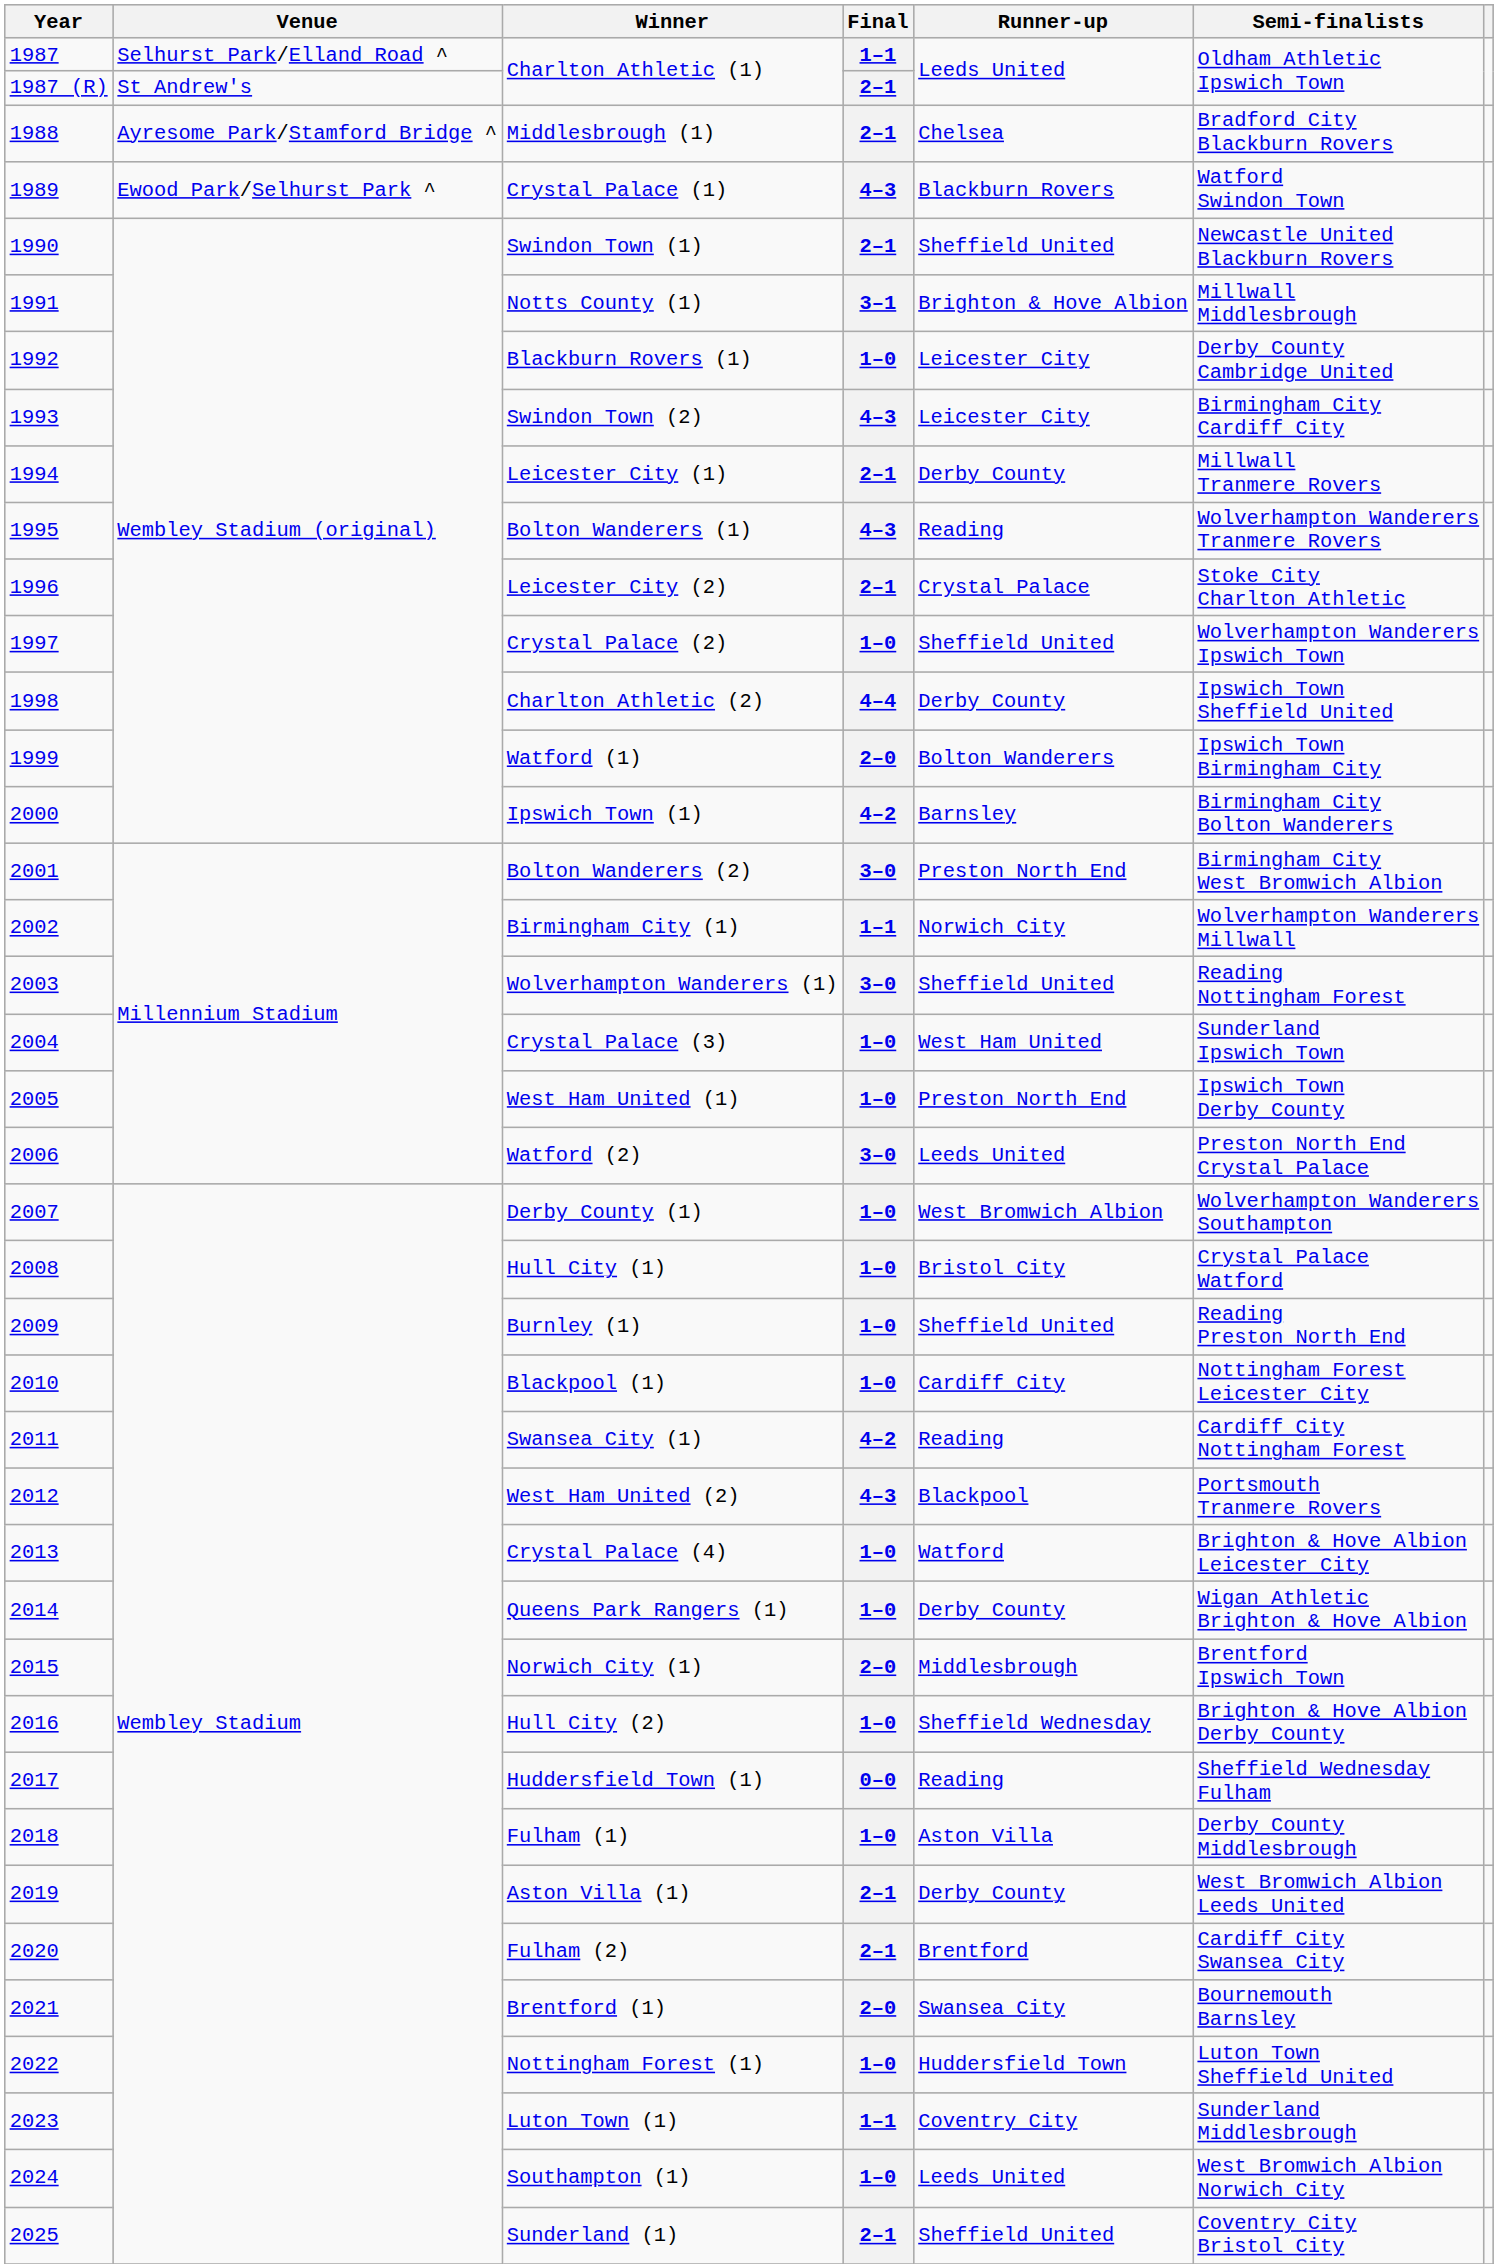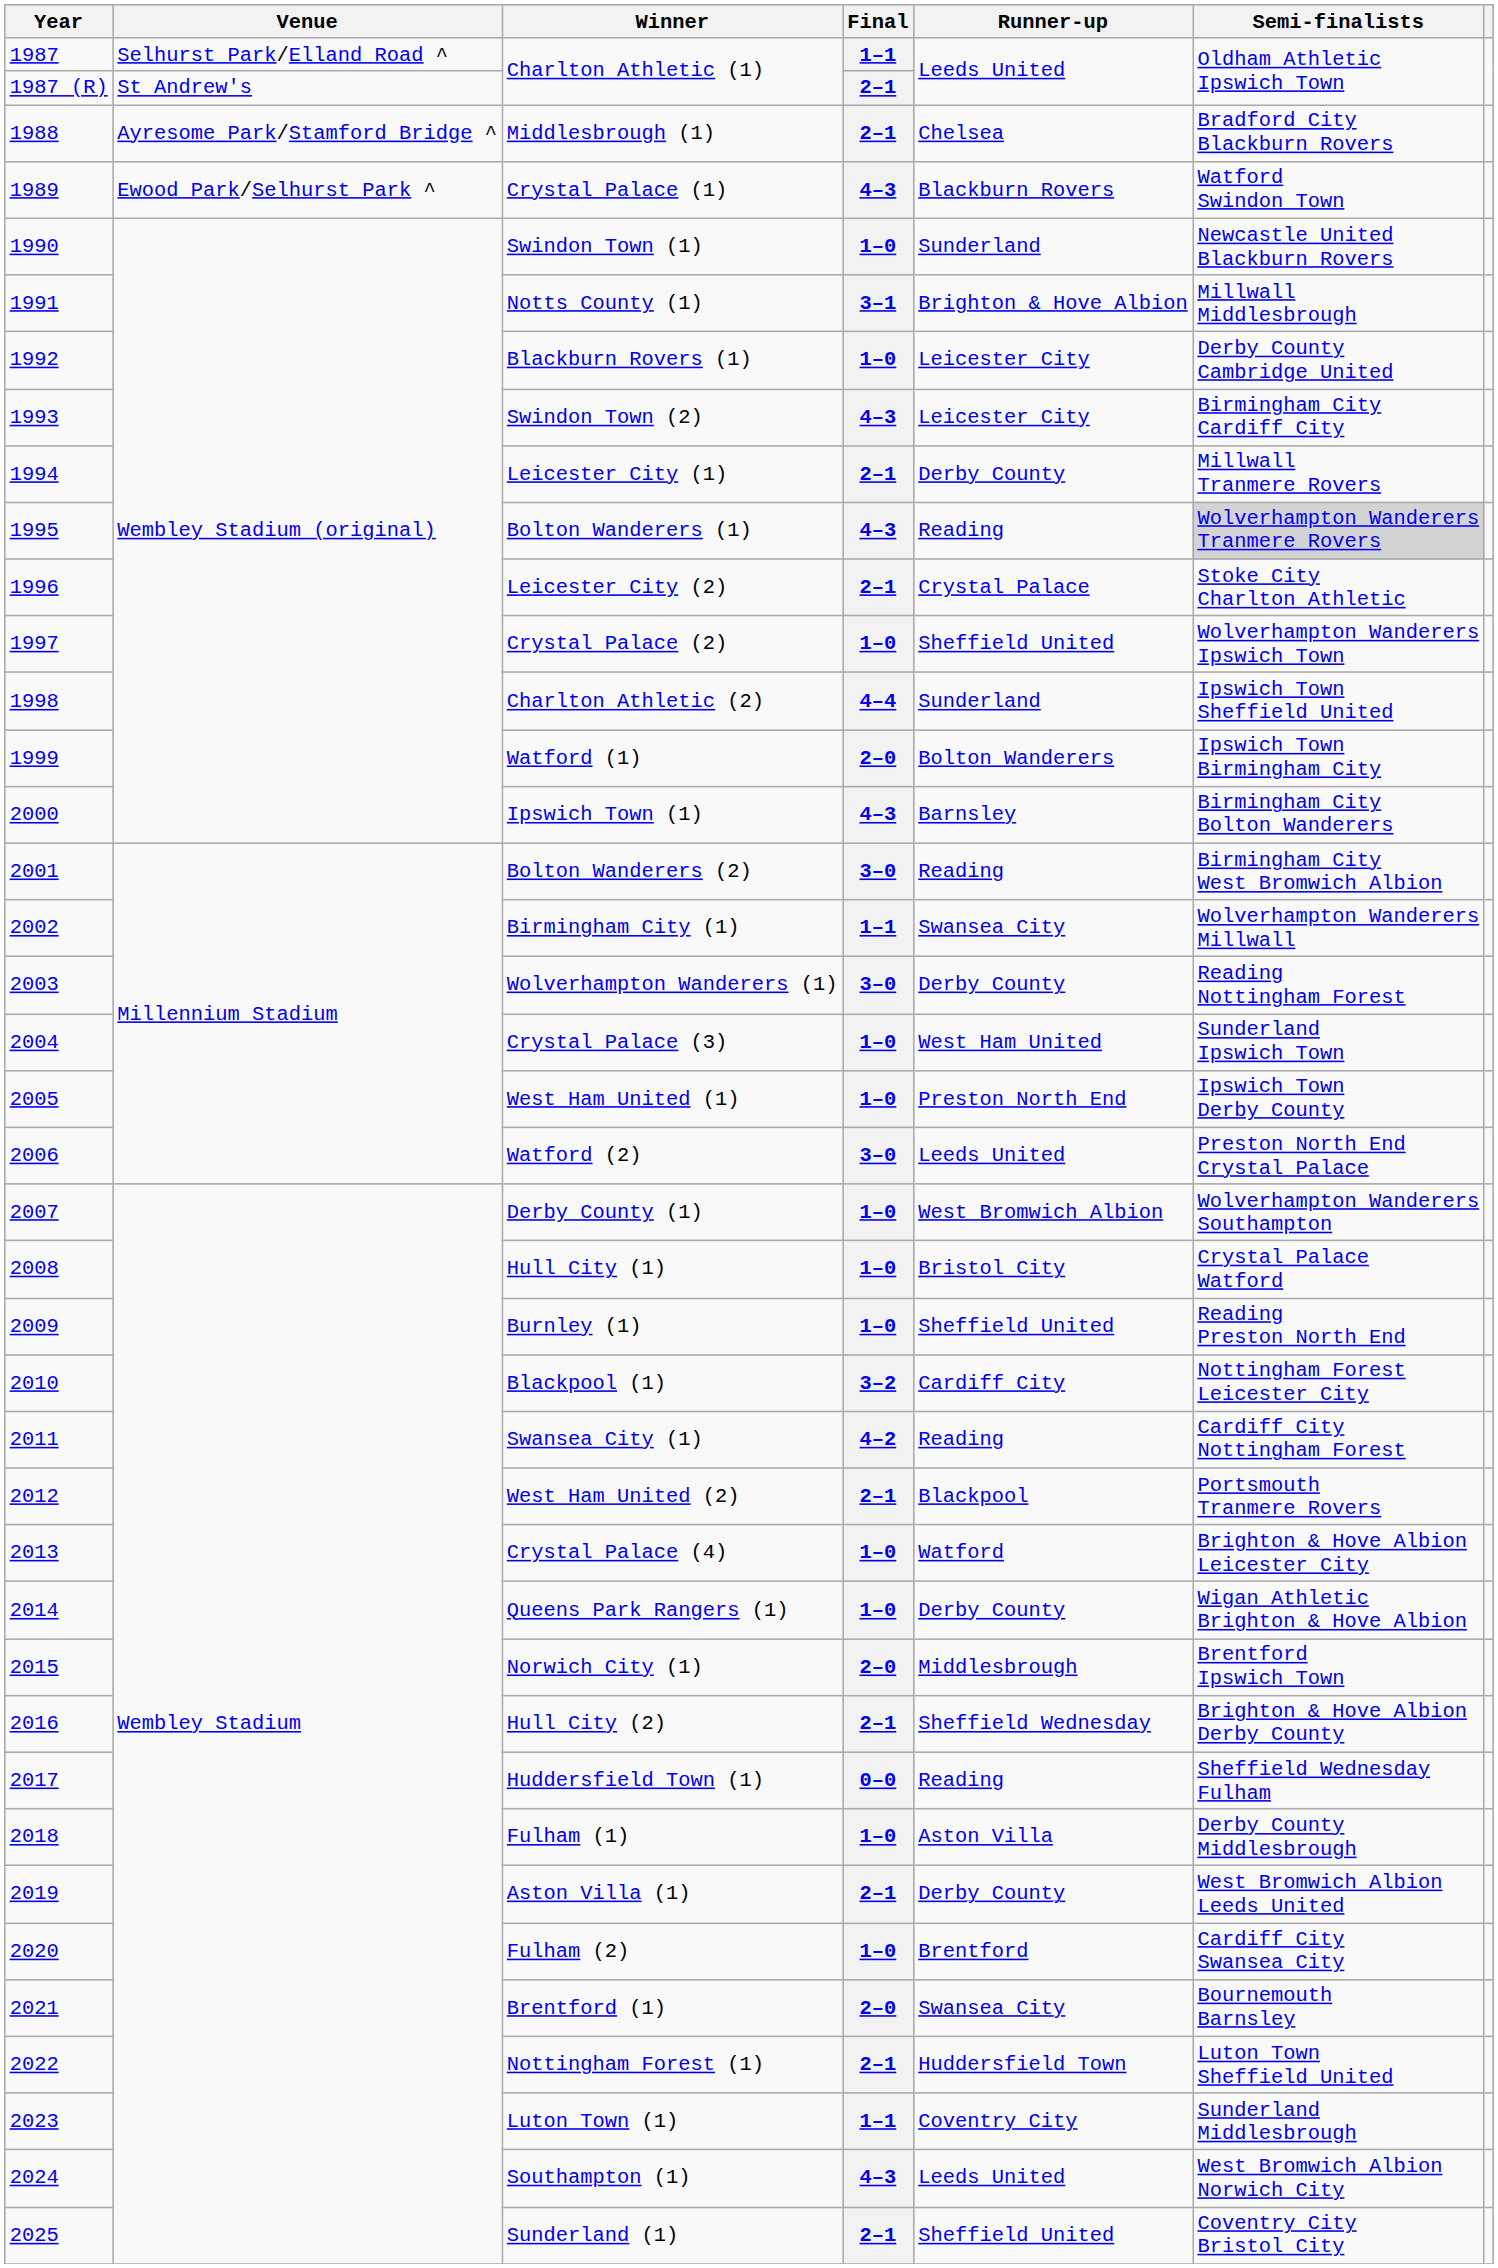(878, 247) 2–1 -> (878, 247) 1–0
(1016, 247) Sheffield United -> (979, 247) Sunderland
(1338, 531) no background -> (1338, 531) lightgrey background
(992, 701) Derby County -> (979, 701) Sunderland
(878, 815) 4–2 -> (878, 815) 4–3
(1022, 872) Preston North End -> (961, 872) Reading
(992, 928) Norwich City -> (992, 928) Swansea City
(1016, 985) Sheffield United -> (992, 985) Derby County
(878, 1383) 1–0 -> (878, 1383) 3–2
(878, 1497) 4–3 -> (878, 1497) 2–1
(878, 1724) 1–0 -> (878, 1724) 2–1
(878, 1951) 2–1 -> (878, 1951) 1–0
(878, 2065) 1–0 -> (878, 2065) 2–1
(878, 2178) 1–0 -> (878, 2178) 4–3
